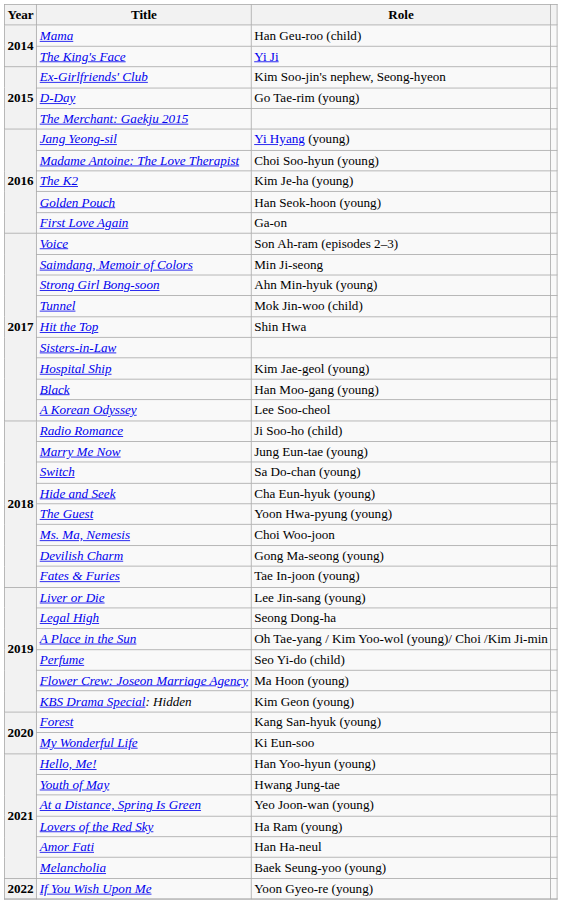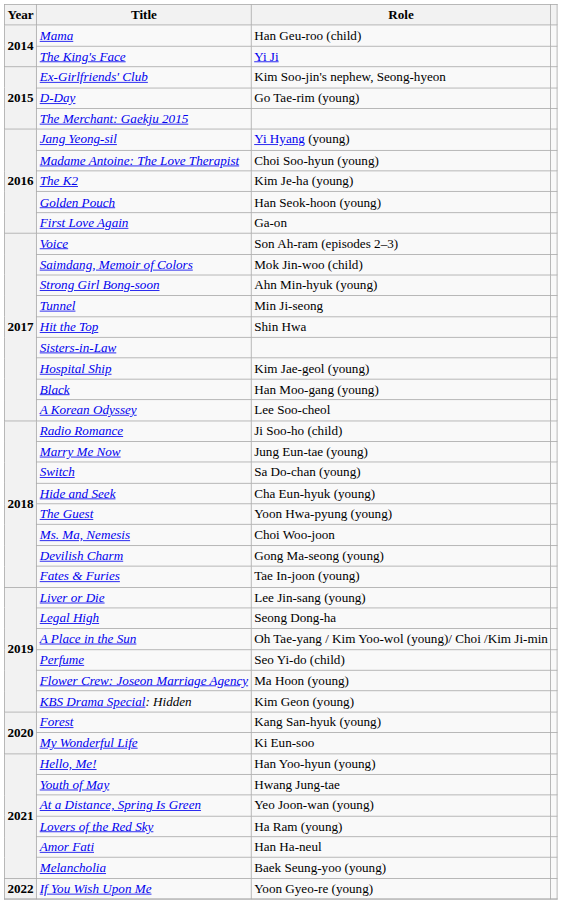(289, 264) Min Ji-seong -> (308, 264) Mok Jin-woo (child)
(308, 306) Mok Jin-woo (child) -> (289, 306) Min Ji-seong
